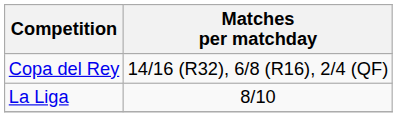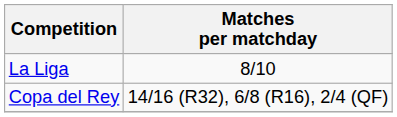rows swapped: (39, 97) <-> (64, 68)
